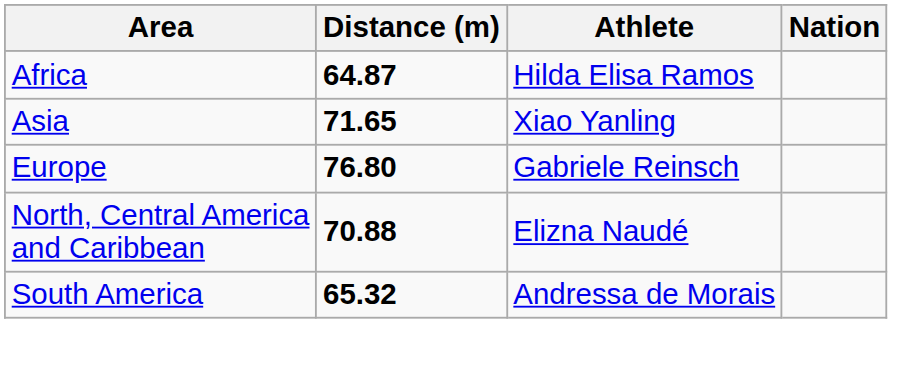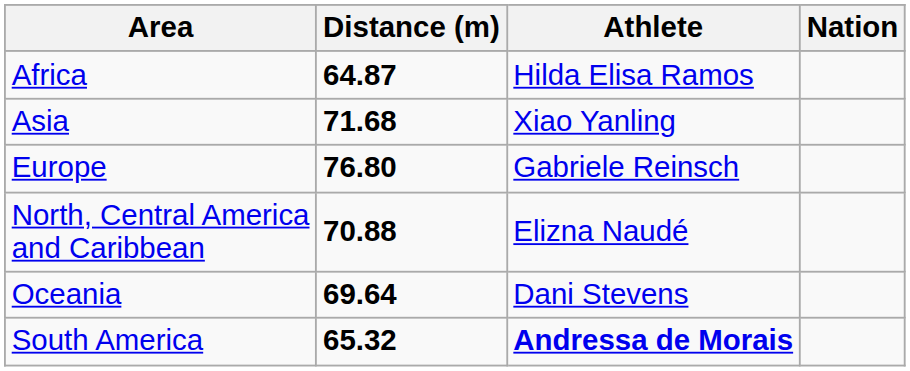(360, 121) 71.65 -> (360, 121) 71.68
+ row: (67, 294)
(644, 294) normal -> (653, 341) bold
